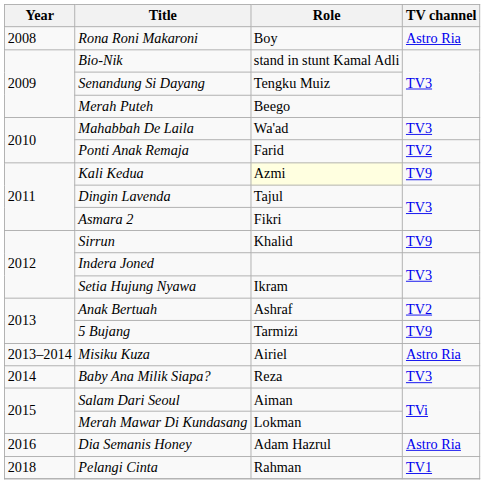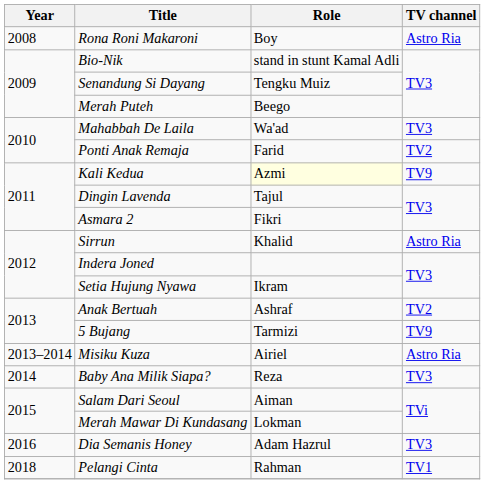(419, 241) TV9 -> (433, 241) Astro Ria
(433, 444) Astro Ria -> (419, 444) TV3
